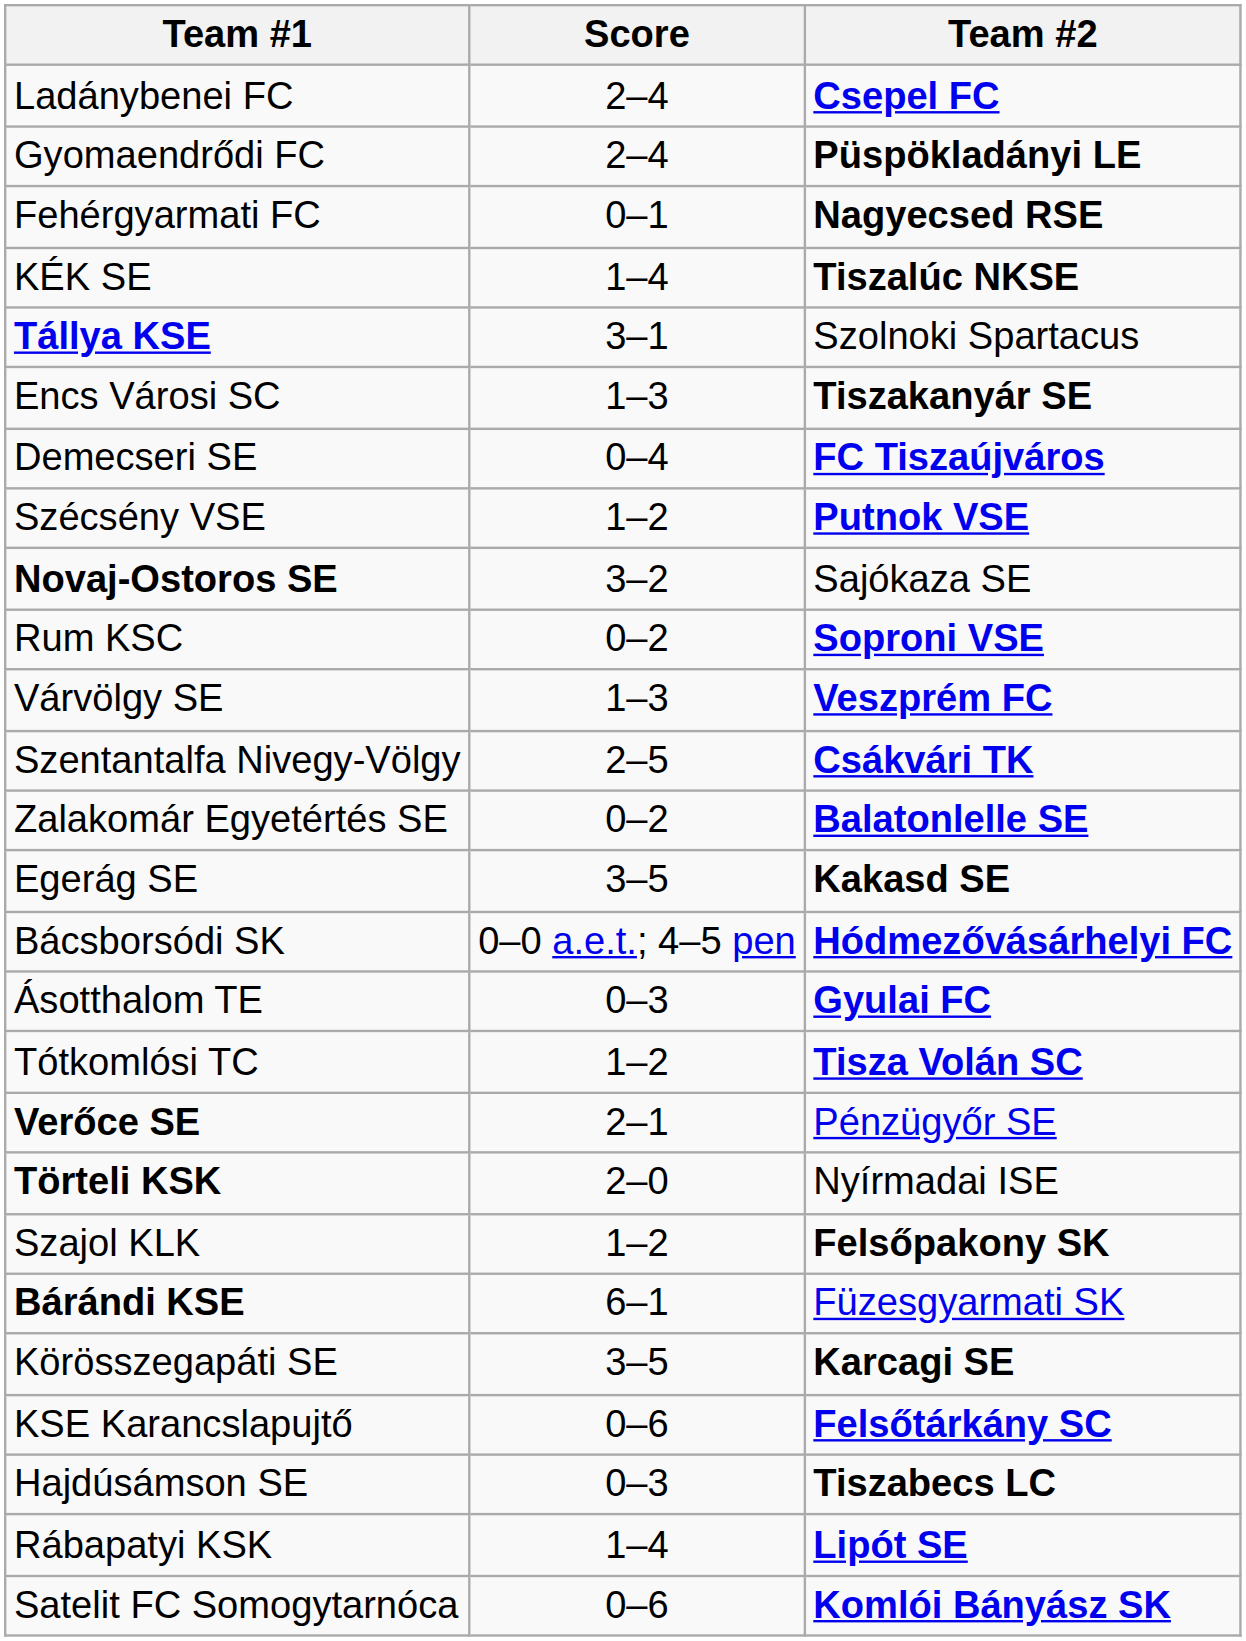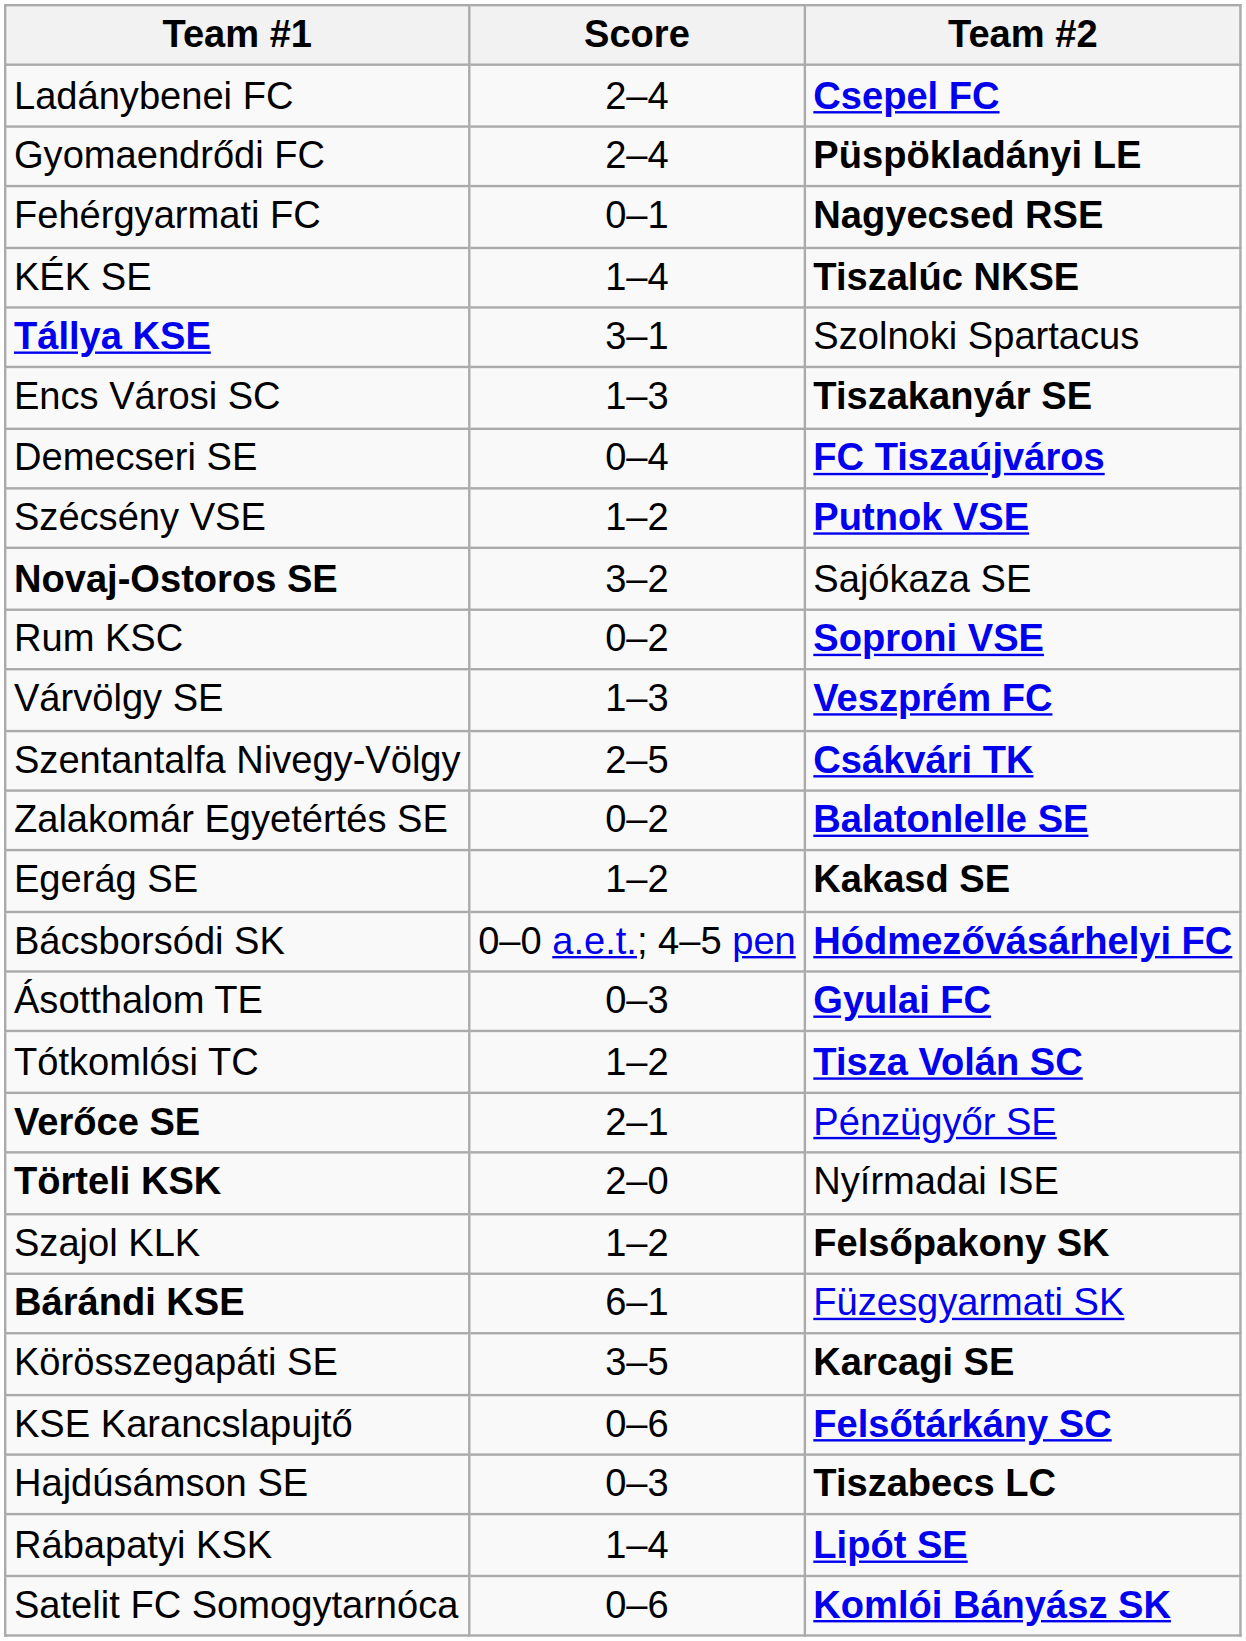(637, 880) 3–5 -> (637, 880) 1–2
